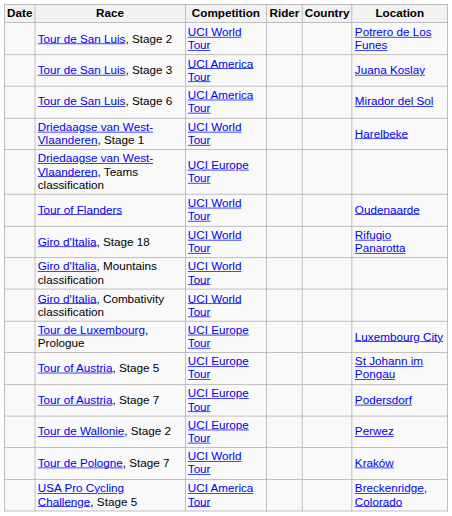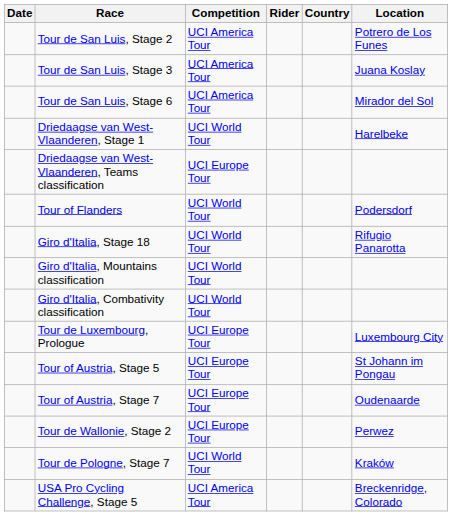(215, 38) UCI World Tour -> (221, 38) UCI America Tour
(387, 210) Oudenaarde -> (383, 210) Podersdorf
(383, 400) Podersdorf -> (387, 400) Oudenaarde
